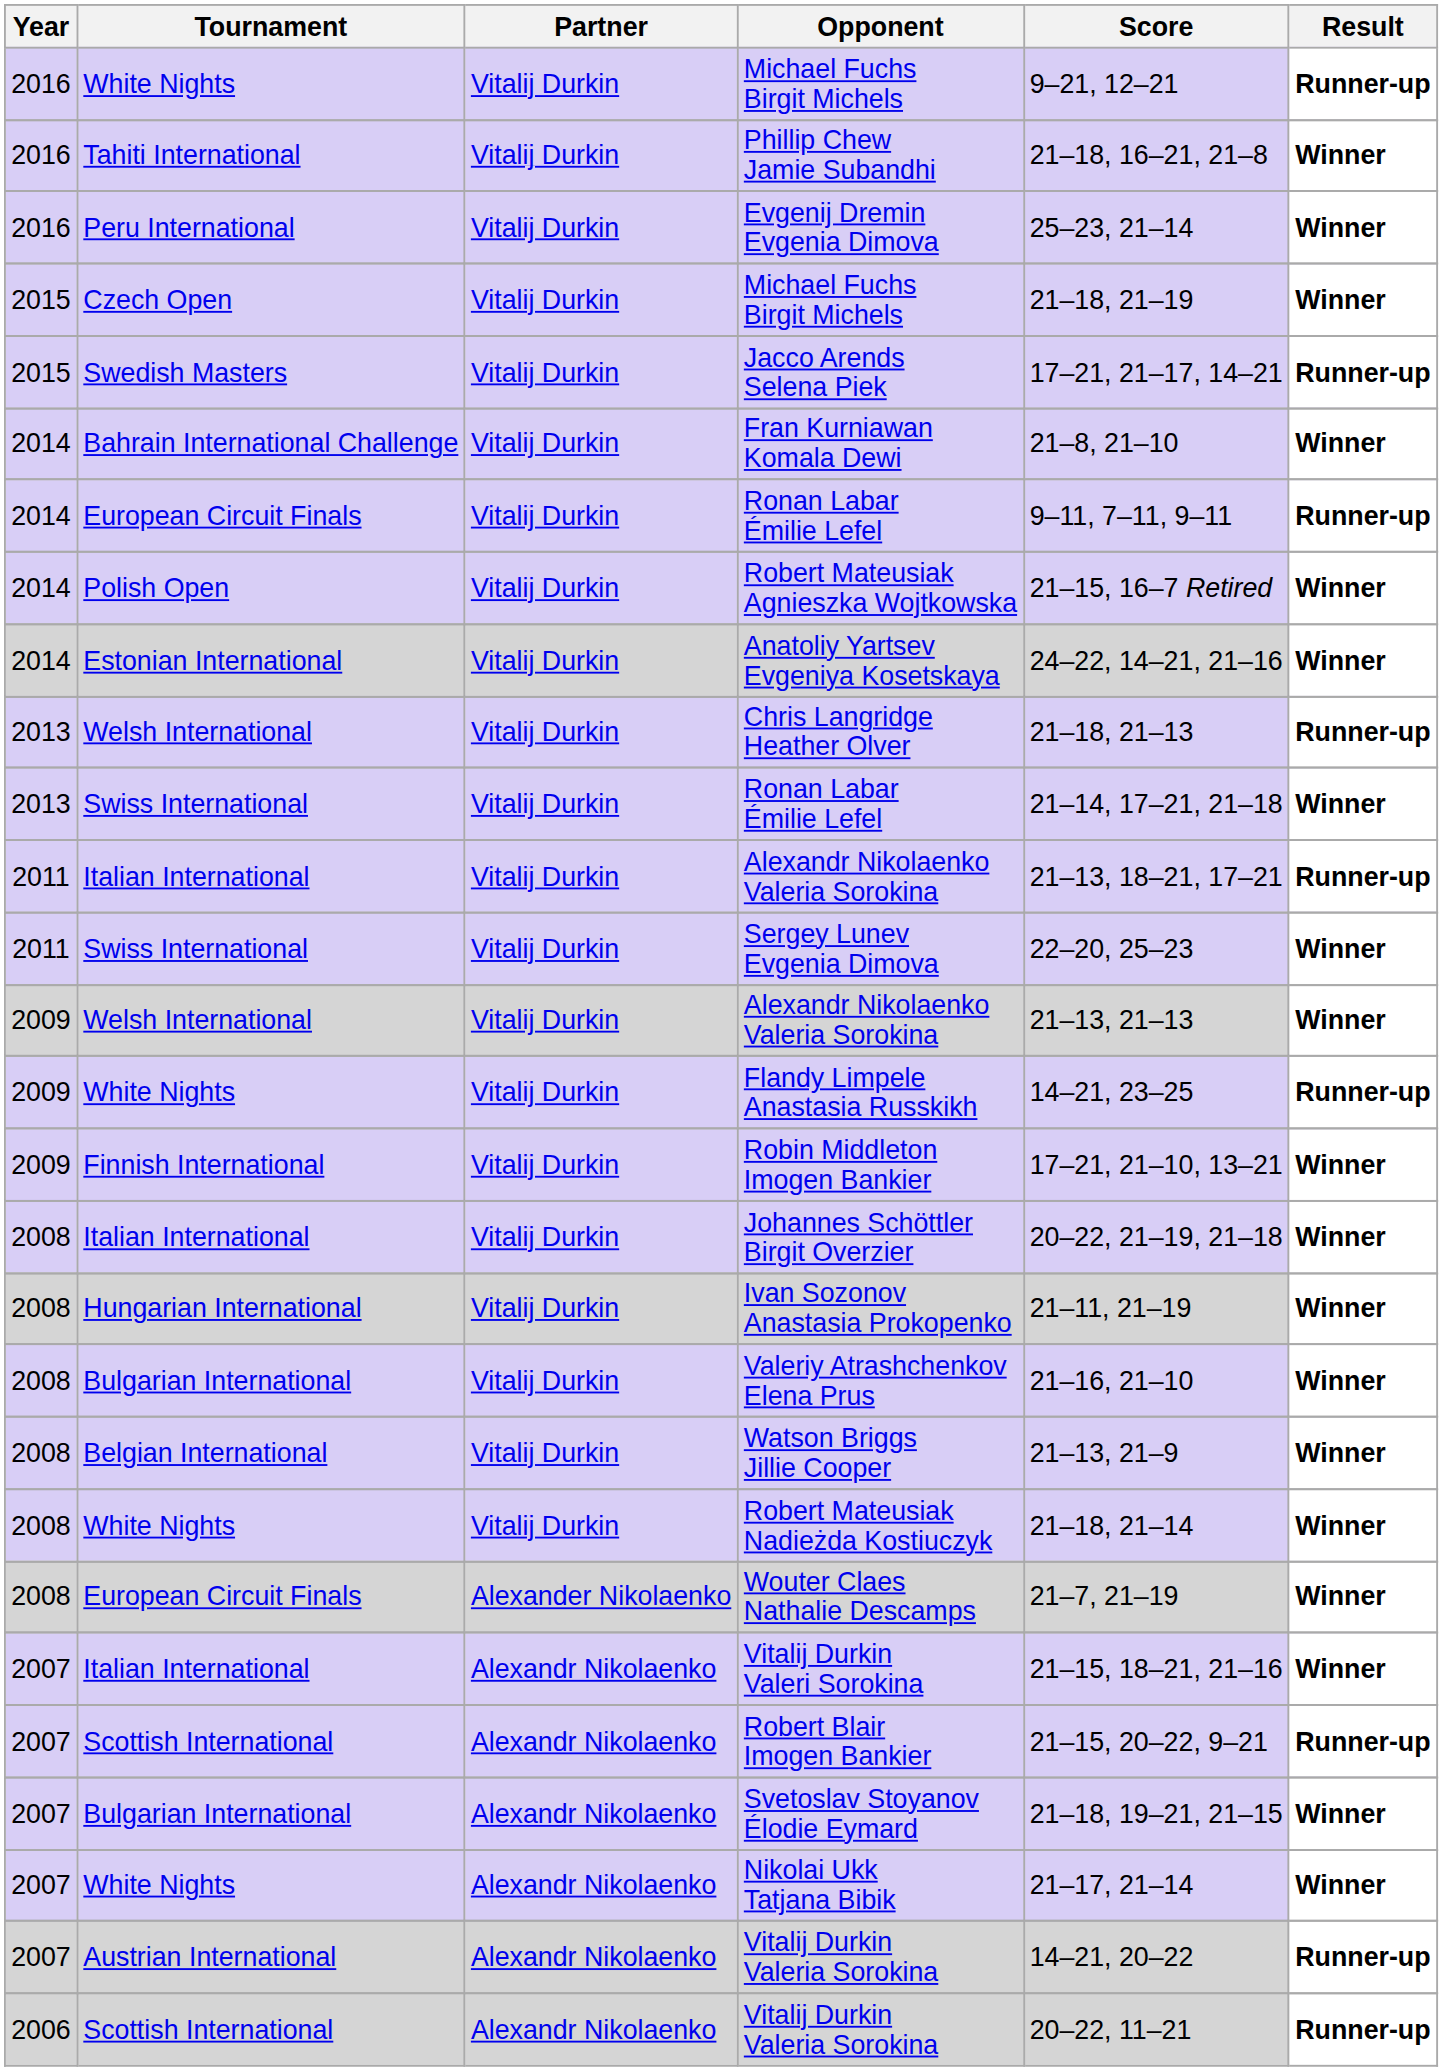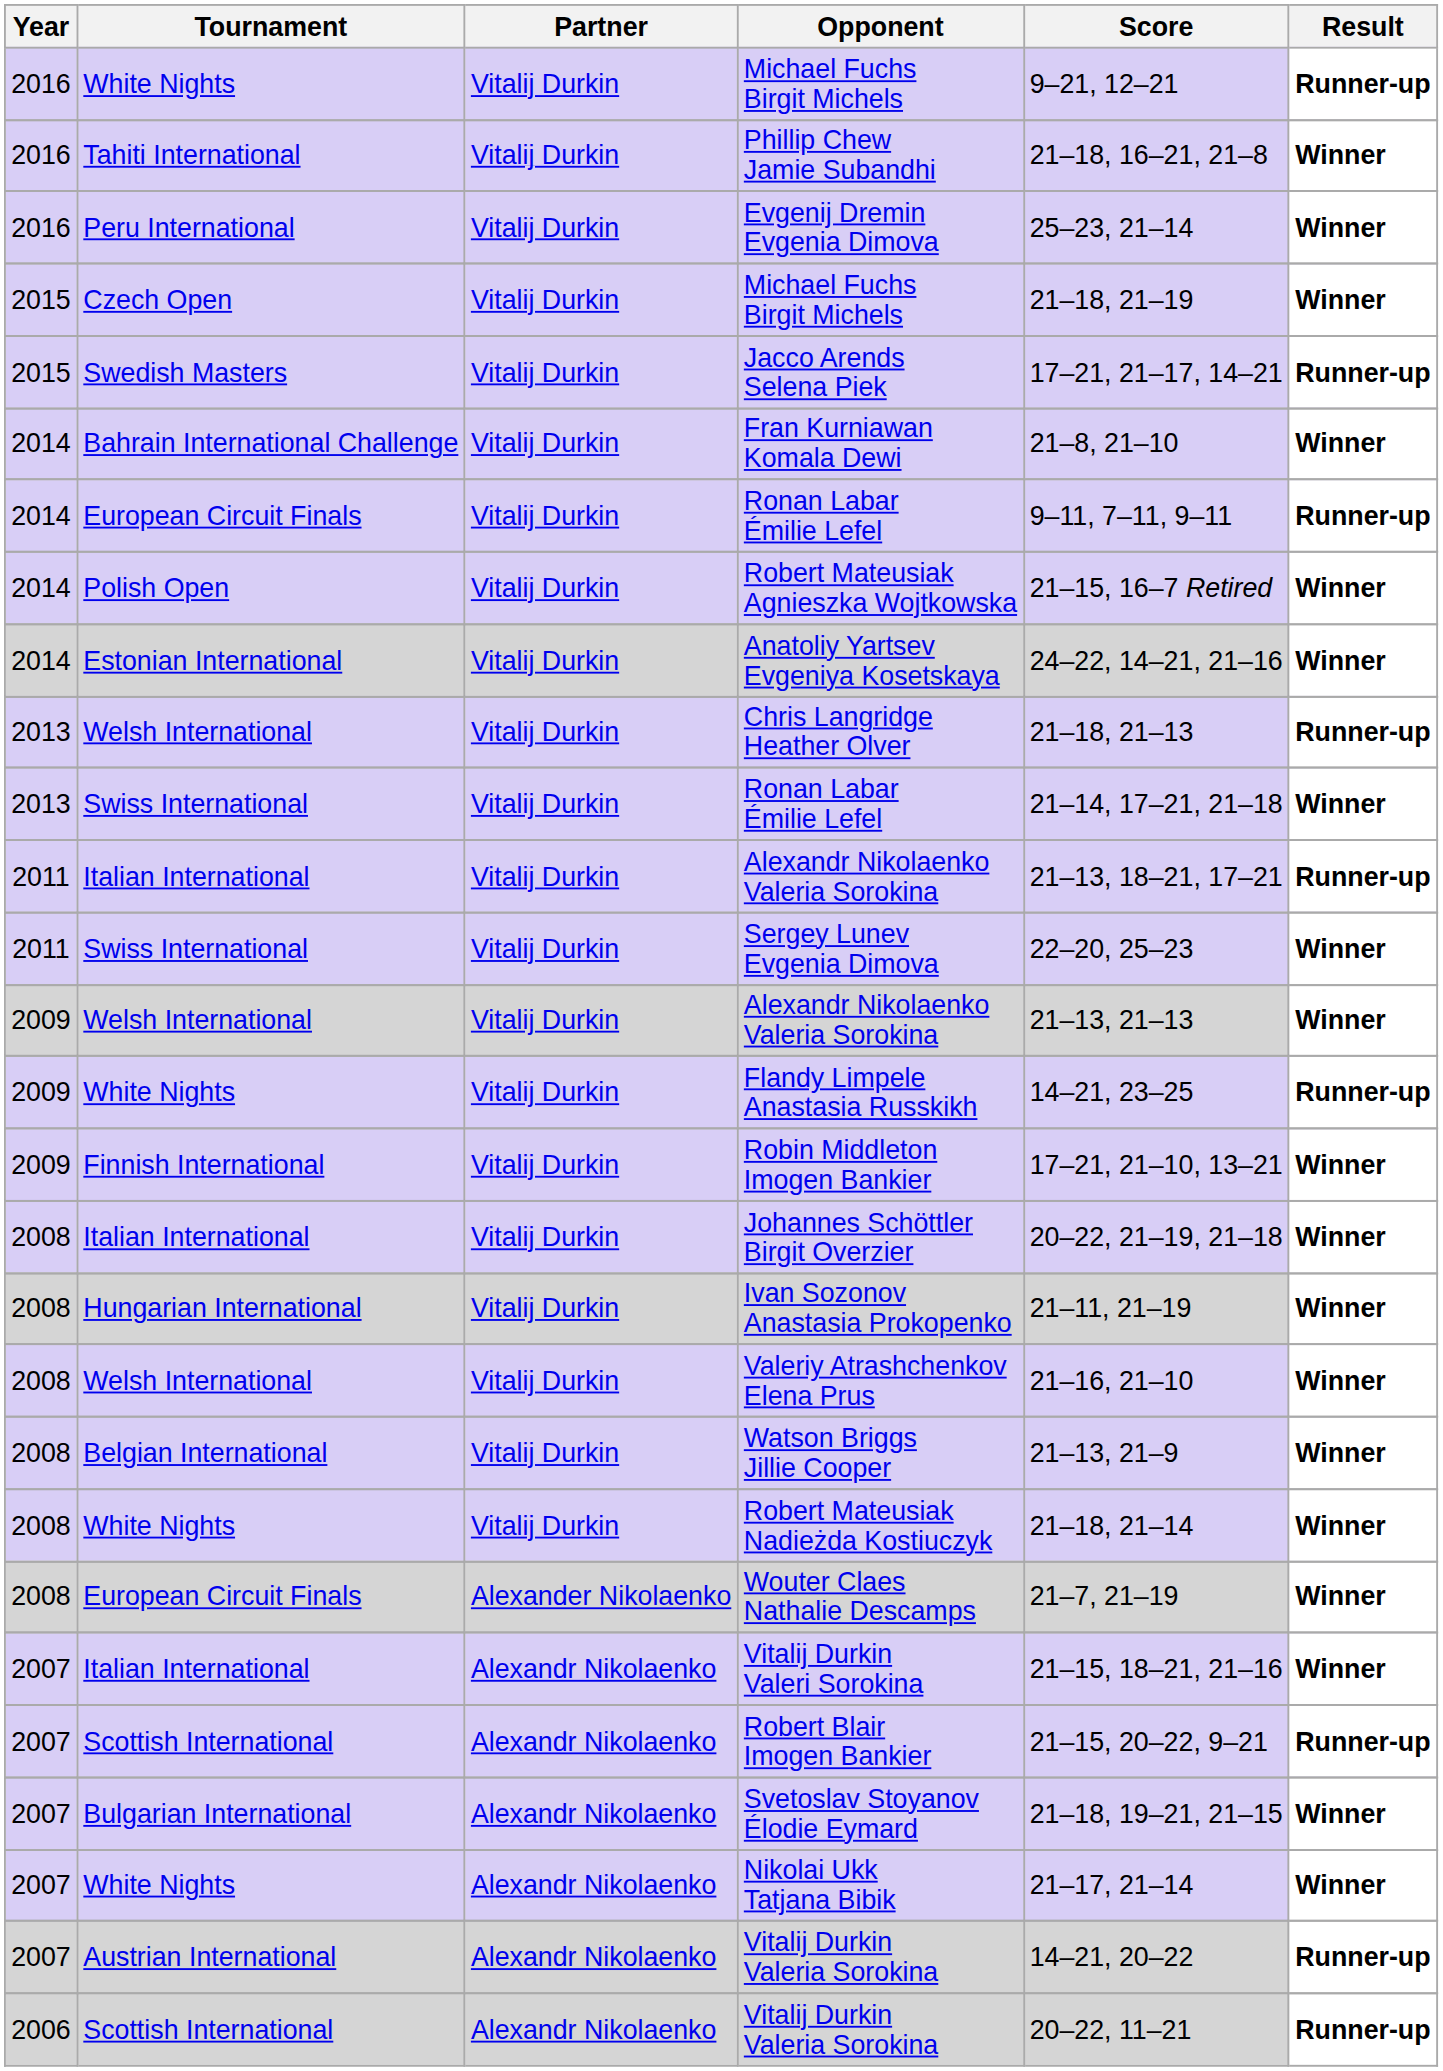(217, 1381) Bulgarian International -> (198, 1381) Welsh International
